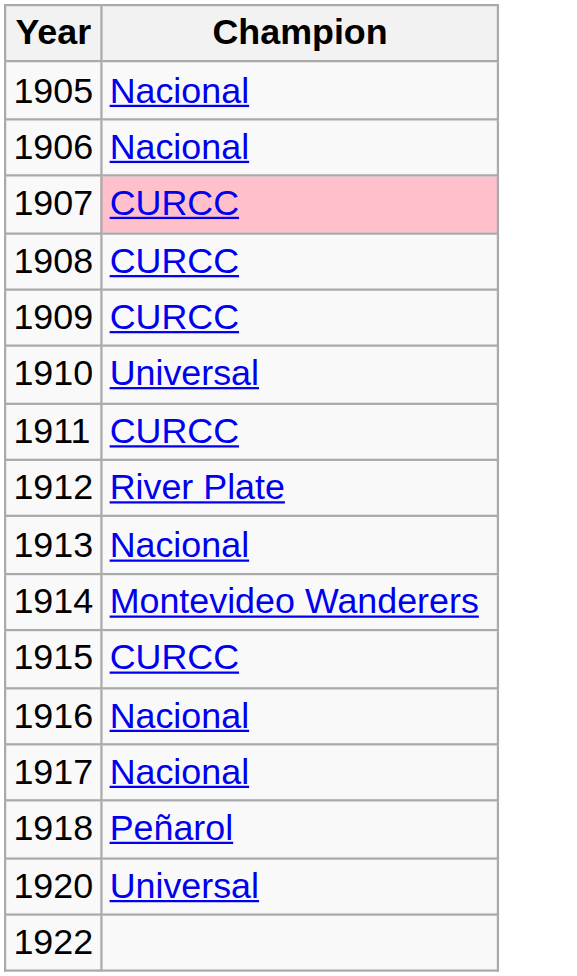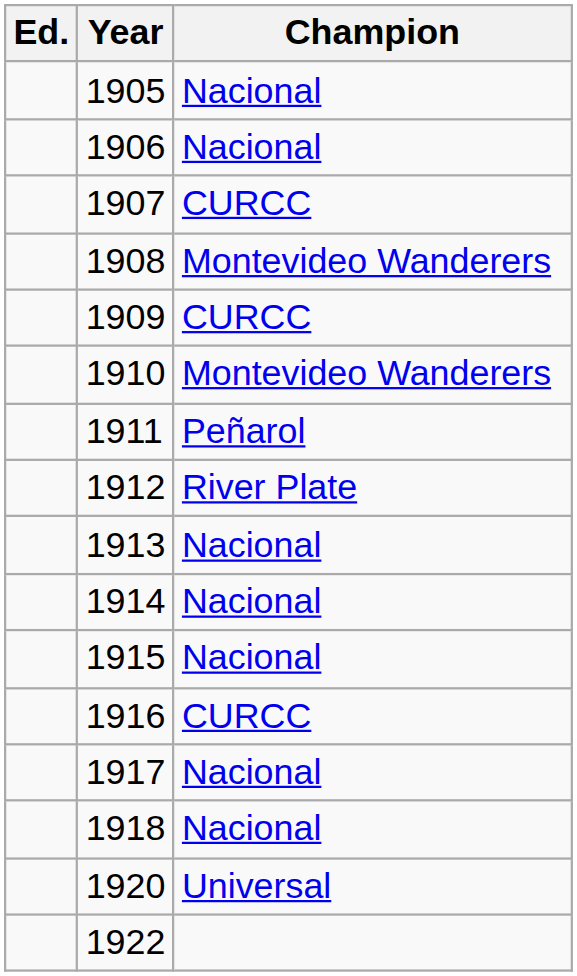+ column: (41, 32)
(174, 203) pink background -> (247, 203) no background
(174, 260) CURCC -> (367, 260) Montevideo Wanderers
(184, 373) Universal -> (367, 373) Montevideo Wanderers
(174, 430) CURCC -> (244, 430) Peñarol
(294, 601) Montevideo Wanderers -> (252, 601) Nacional
(174, 658) CURCC -> (252, 658) Nacional
(179, 715) Nacional -> (247, 715) CURCC
(171, 828) Peñarol -> (252, 828) Nacional
